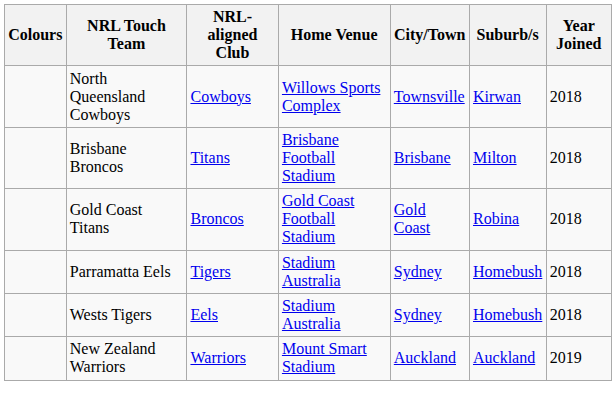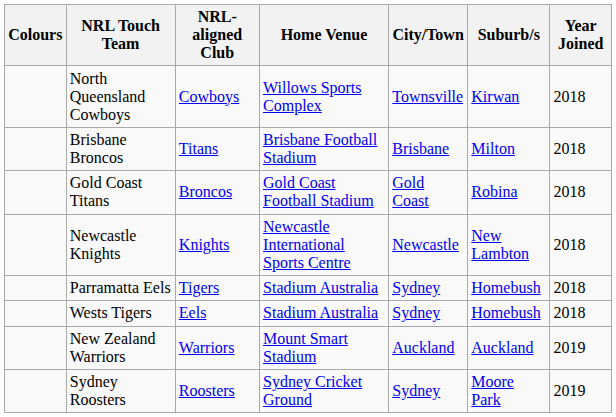+ row: (103, 244)
+ row: (98, 391)
